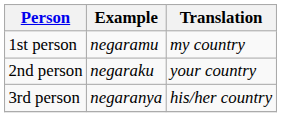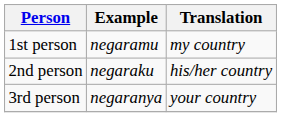(213, 71) your country -> (221, 71) his/her country
(221, 97) his/her country -> (213, 97) your country
